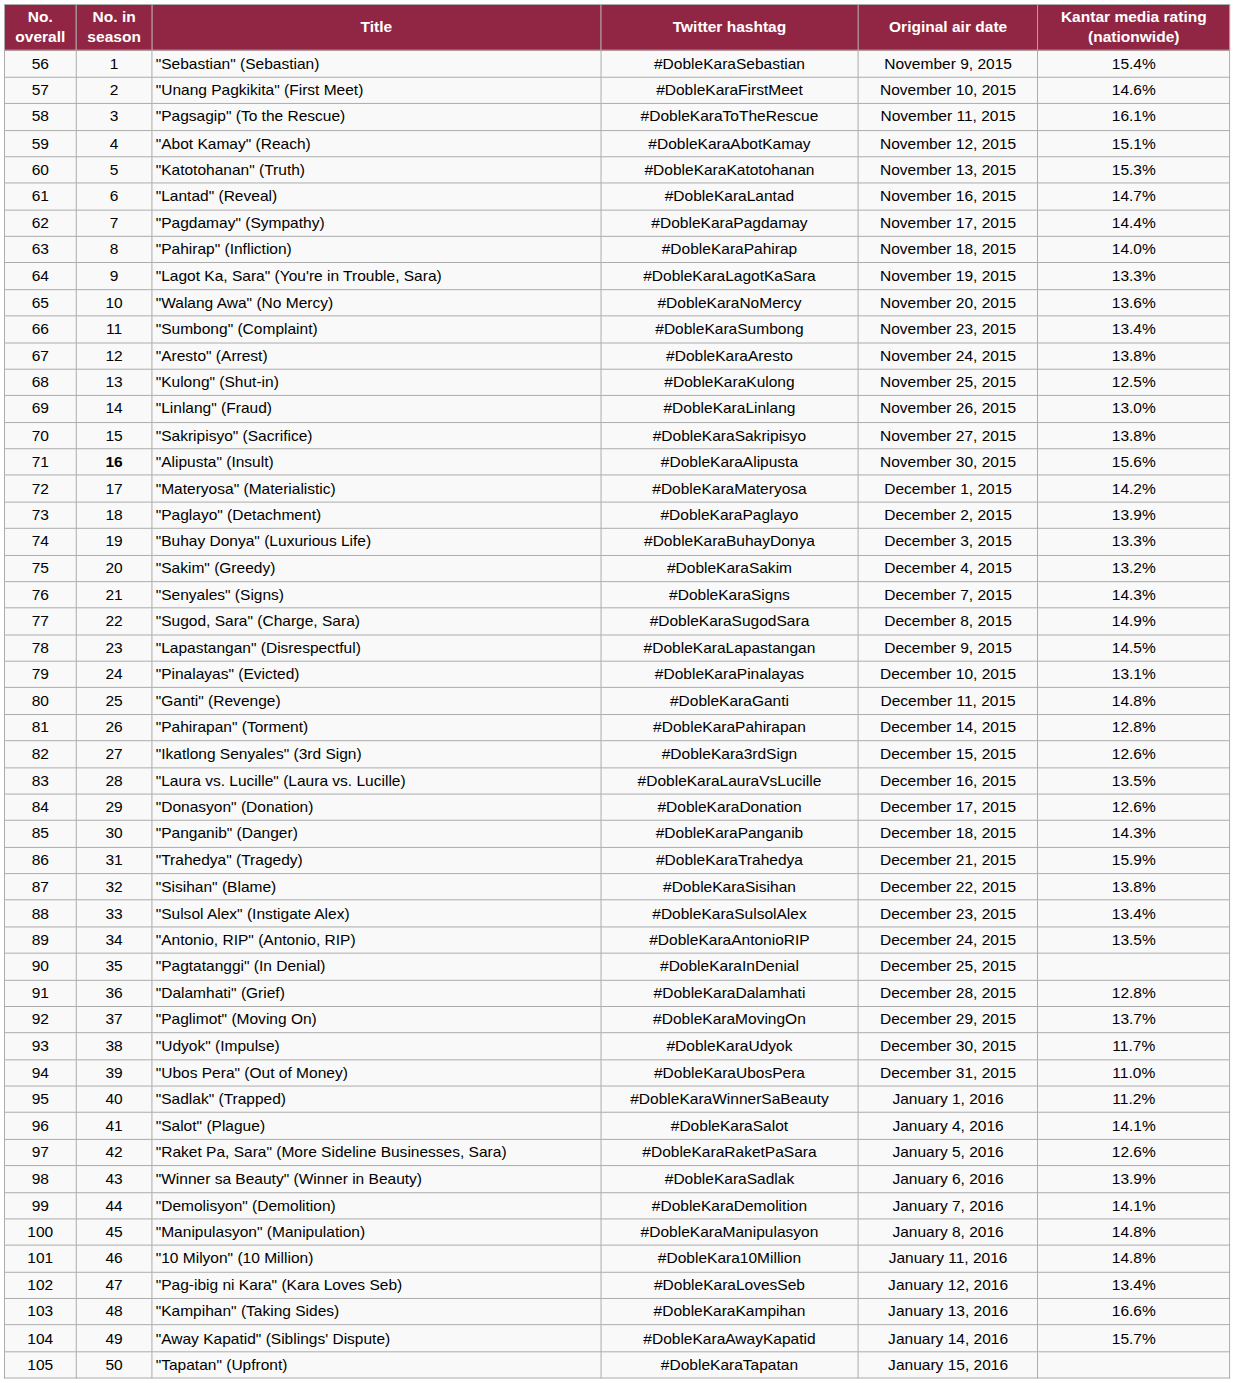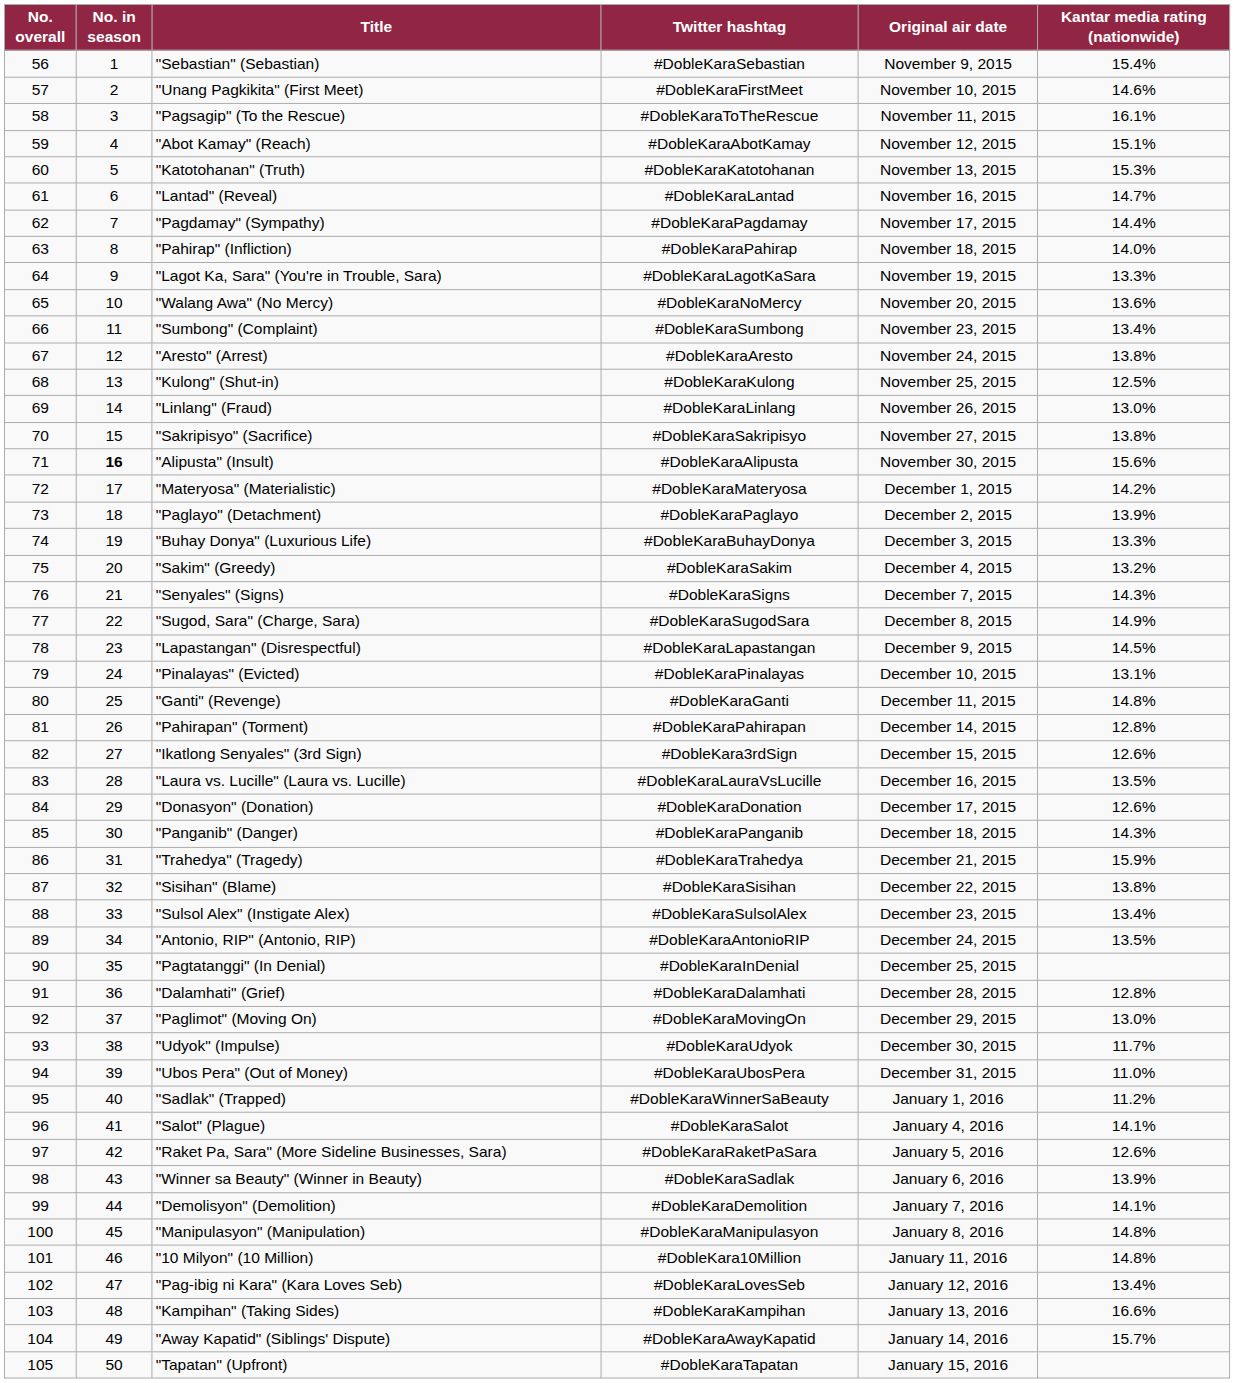(1134, 1019) 13.7% -> (1134, 1019) 13.0%
